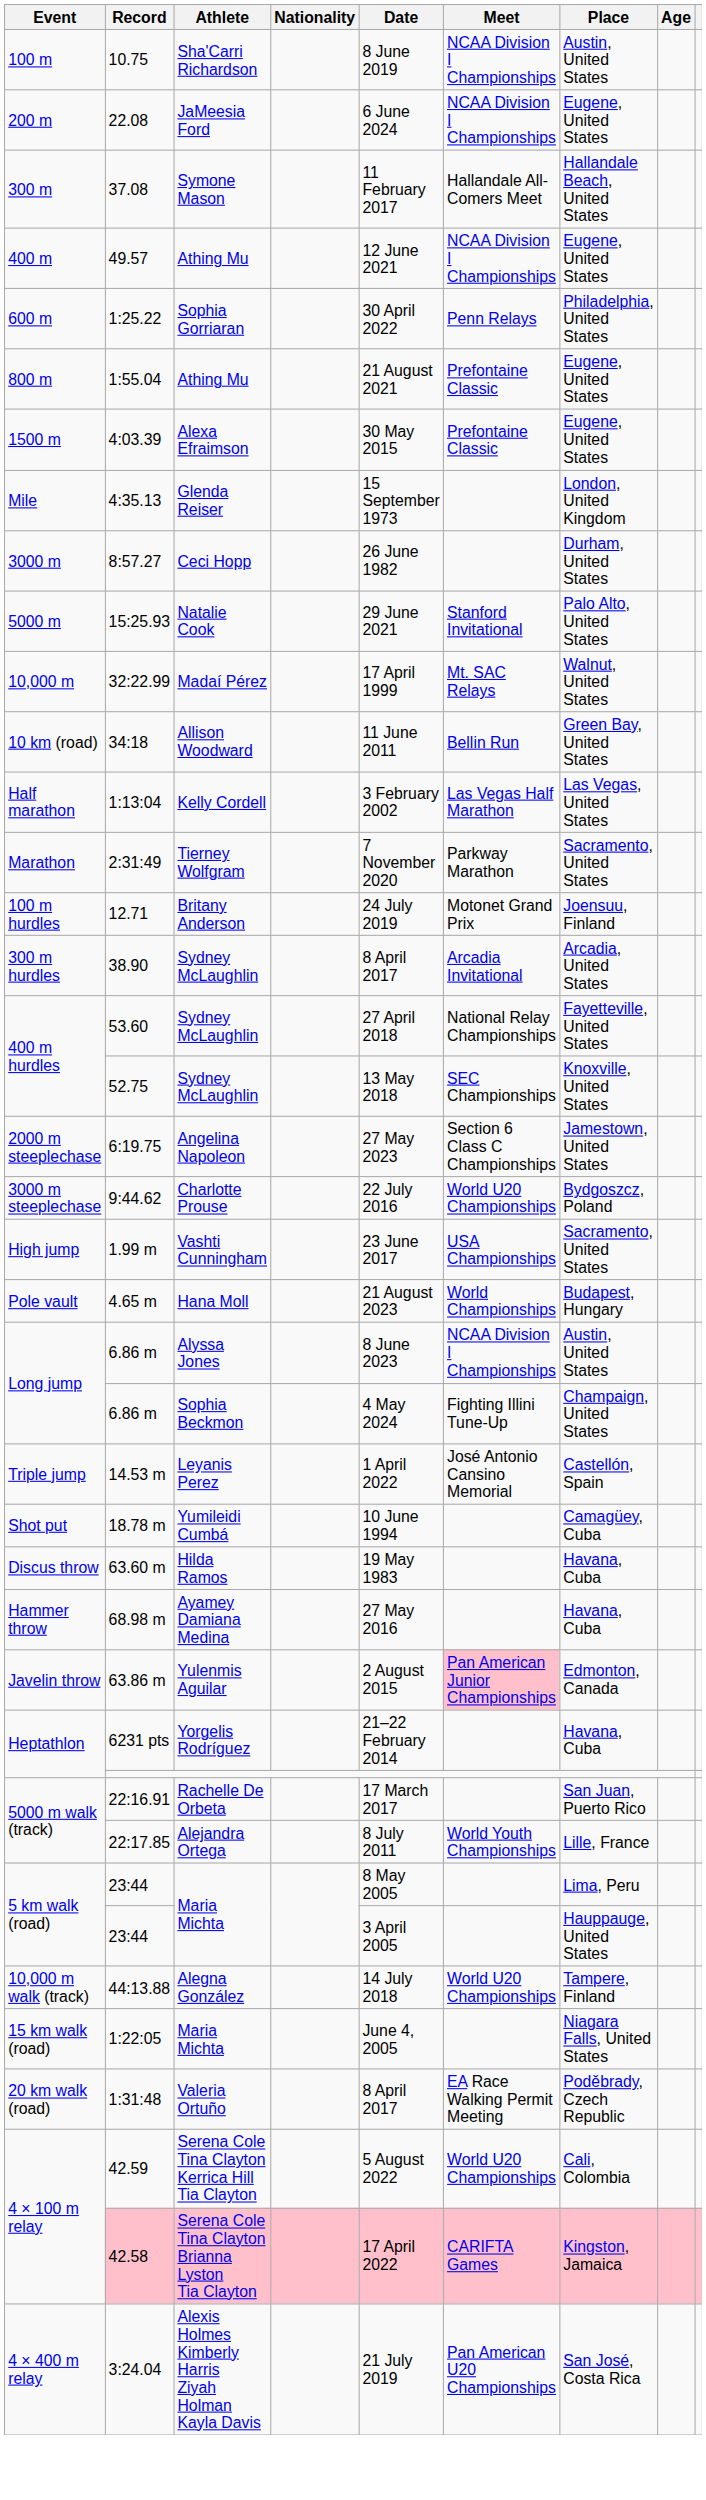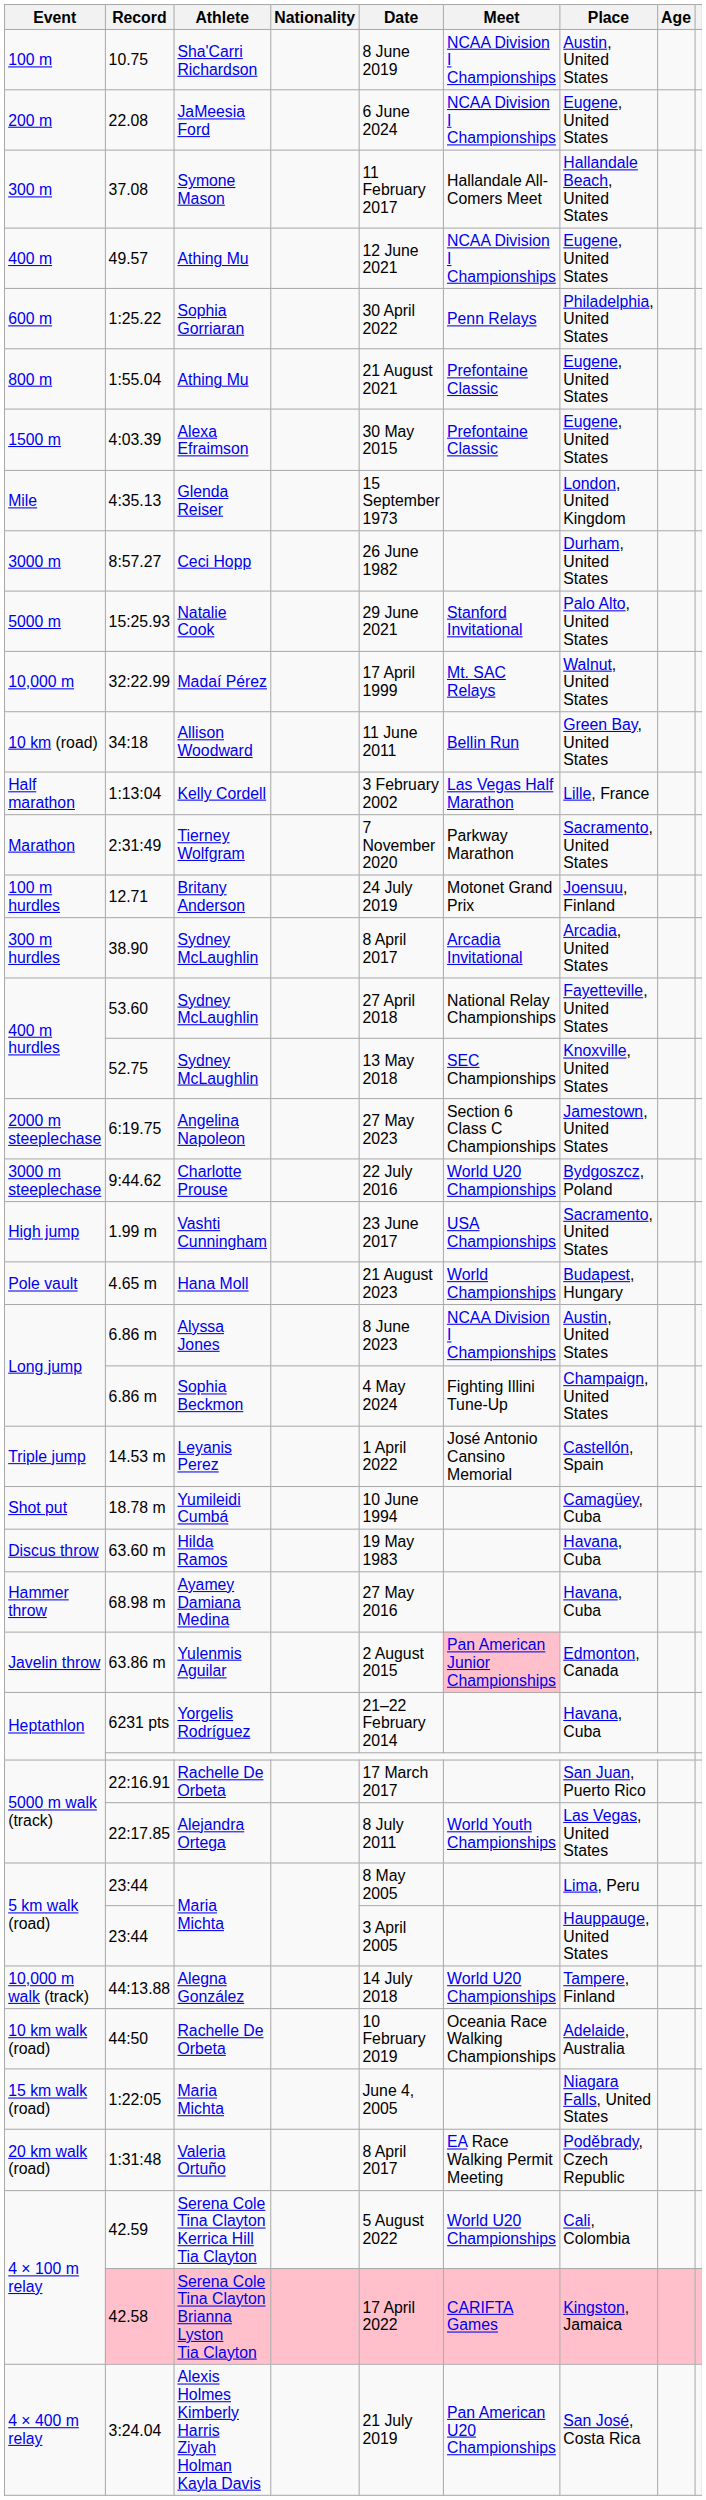(602, 802) Las Vegas, United States -> (606, 793) Lille, France
(606, 1842) Lille, France -> (602, 1833) Las Vegas, United States
+ row: (128, 2039)
